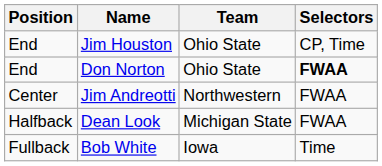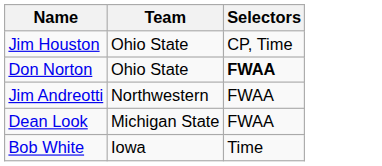- column: (41, 18)
